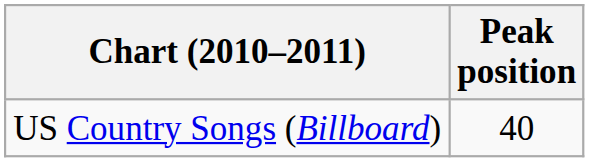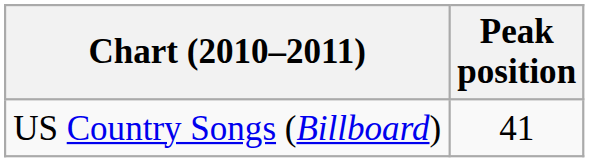(517, 127) 40 -> (517, 127) 41
